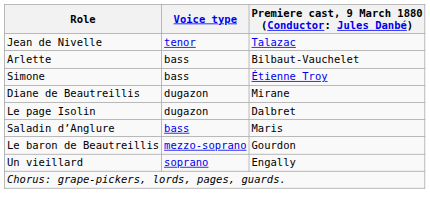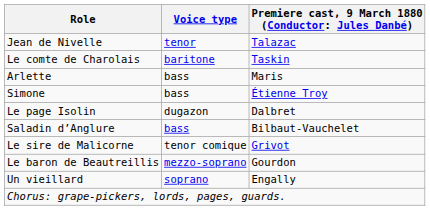+ row: (73, 59)
(305, 59) Bilbaut-Vauchelet -> (267, 77) Maris
- row: (73, 94)
(267, 128) Maris -> (305, 128) Bilbaut-Vauchelet
+ row: (70, 145)
